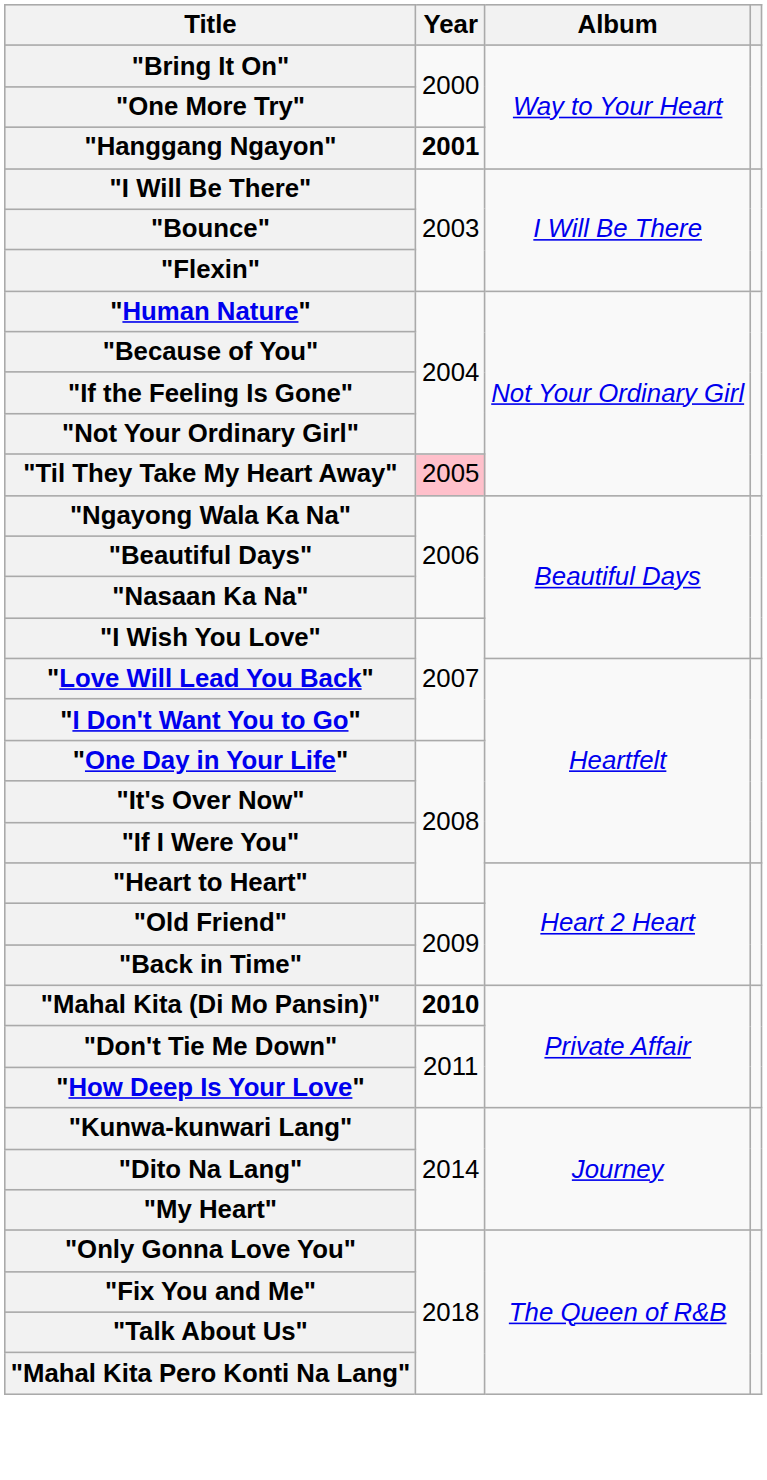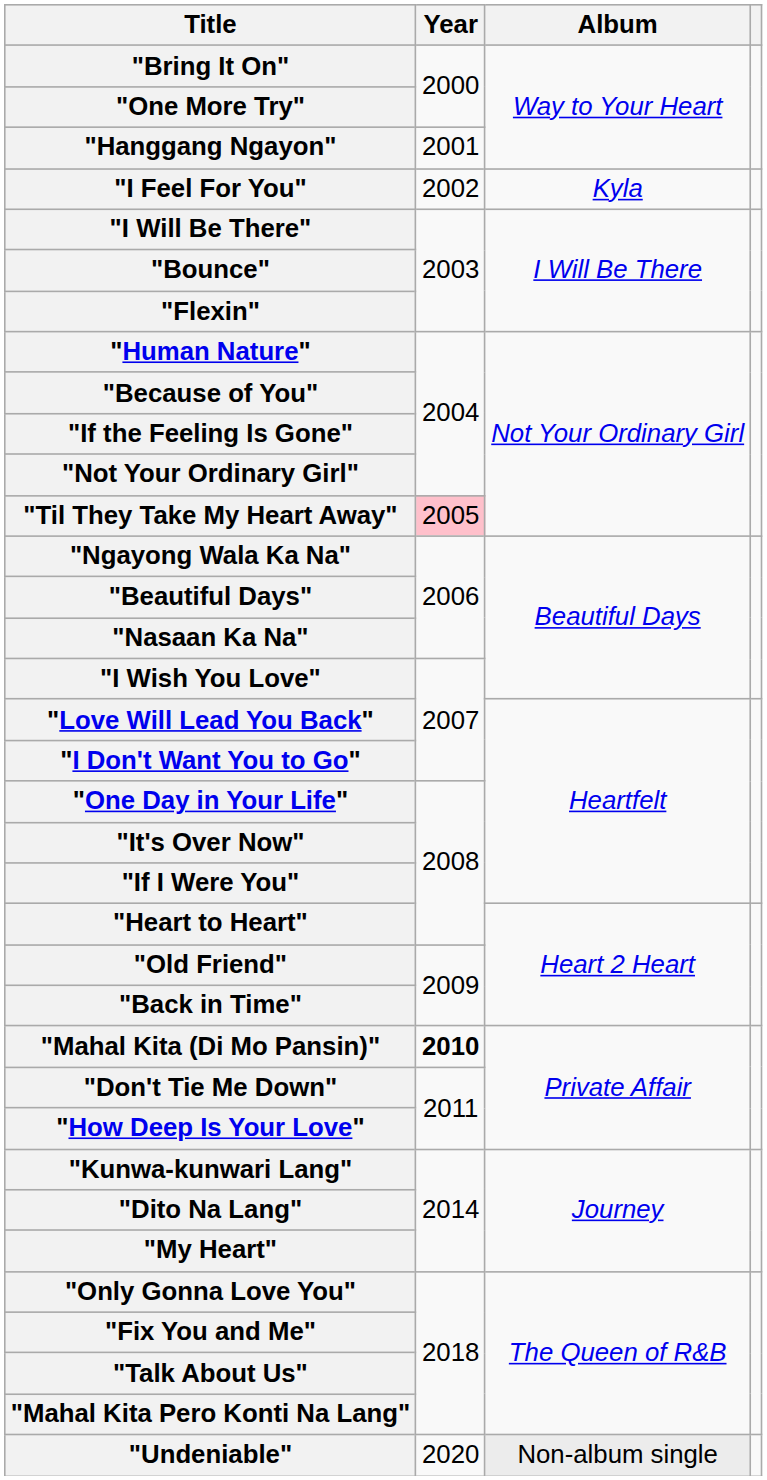(451, 147) bold -> (451, 147) normal
+ row: (210, 188)
+ row: (210, 1454)
